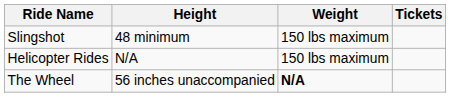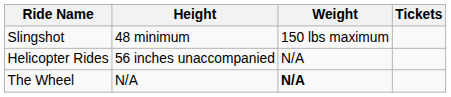(126, 59) N/A -> (195, 59) 56 inches unaccompanied
(335, 59) 150 lbs maximum -> (293, 59) N/A
(195, 80) 56 inches unaccompanied -> (126, 80) N/A
